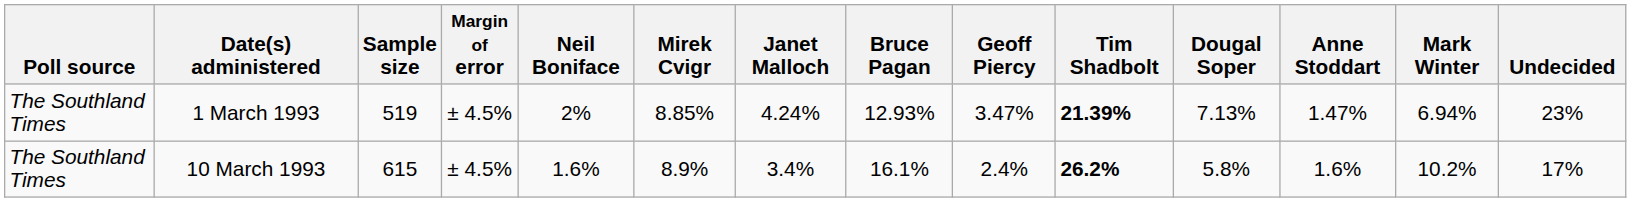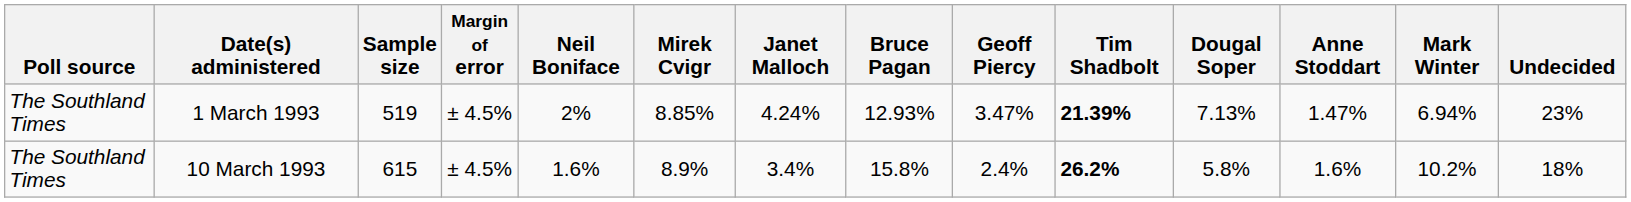(899, 168) 16.1% -> (899, 168) 15.8%
(1562, 168) 17% -> (1562, 168) 18%
